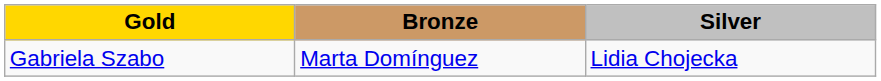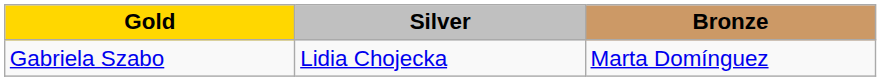columns swapped: (731, 22) <-> (440, 22)
